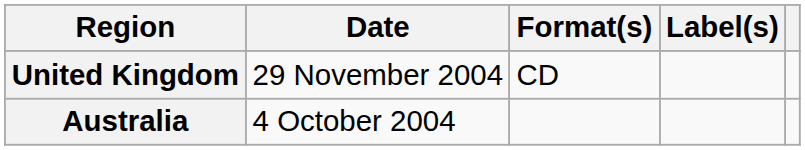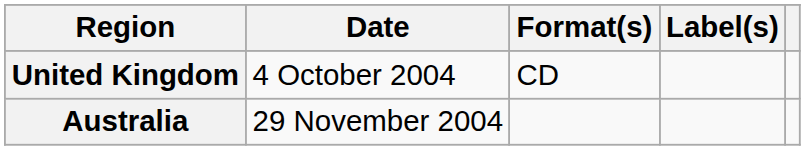(378, 74) 29 November 2004 -> (354, 74) 4 October 2004
(354, 121) 4 October 2004 -> (378, 121) 29 November 2004
